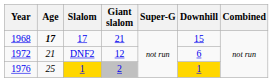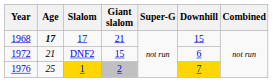(120, 54) 12 -> (120, 54) 15
(199, 69) 1 -> (199, 69) 7
